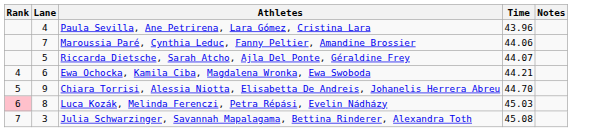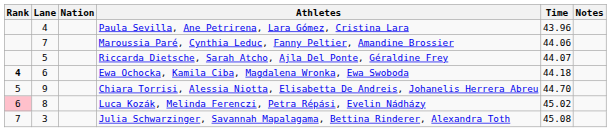+ column: (77, 12)
(18, 73) normal -> (18, 73) bold
(519, 73) 44.21 -> (557, 73) 44.18
(519, 104) 45.03 -> (557, 104) 45.02
